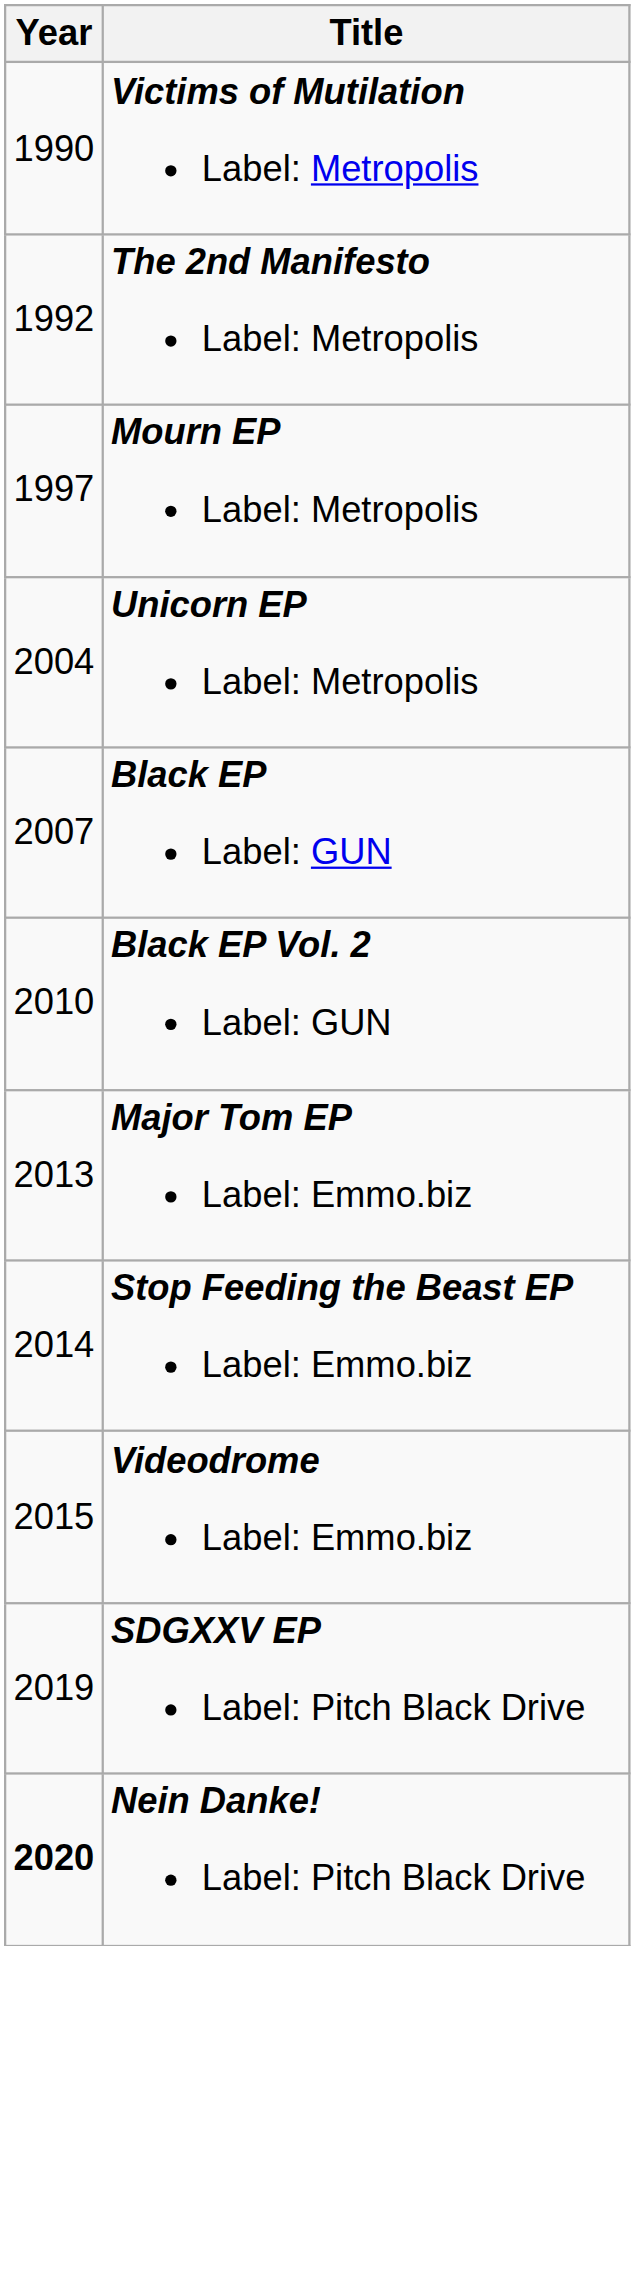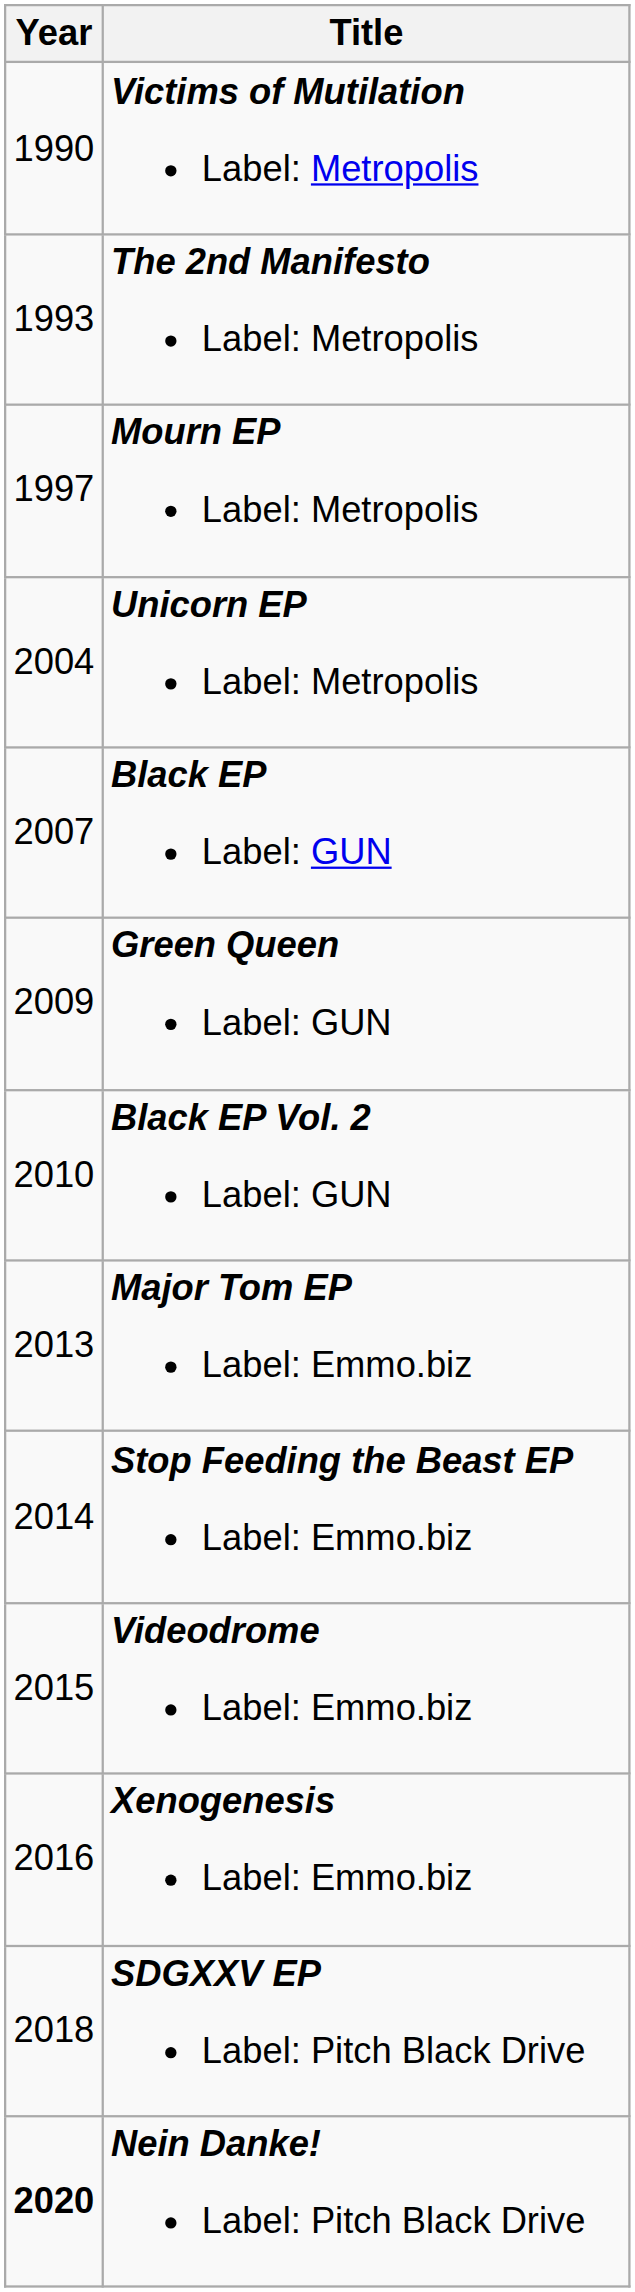(54, 318) 1992 -> (54, 318) 1993
+ row: (366, 986)
+ row: (366, 1841)
(54, 1687) 2019 -> (54, 2029) 2018
